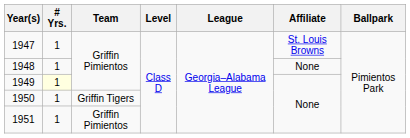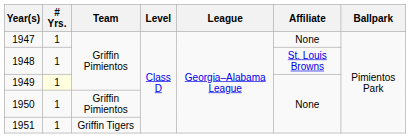(307, 45) St. Louis Browns -> (307, 40) None
(307, 67) None -> (307, 61) St. Louis Browns
(106, 98) Griffin Tigers -> (106, 104) Griffin Pimientos
(106, 120) Griffin Pimientos -> (106, 126) Griffin Tigers
